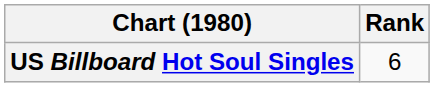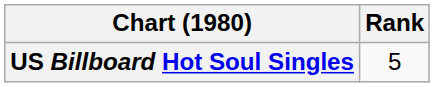(395, 61) 6 -> (395, 61) 5
